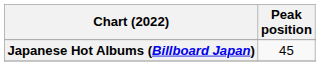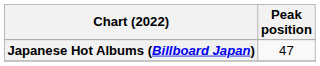(286, 50) 45 -> (286, 50) 47
